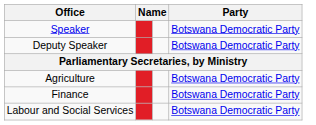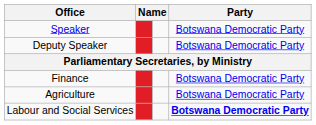rows swapped: (70, 78) <-> (70, 95)
(235, 111) normal -> (240, 111) bold
